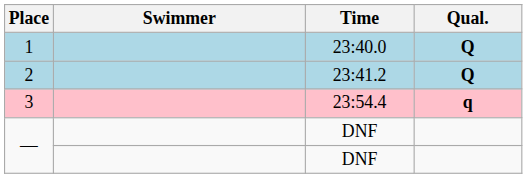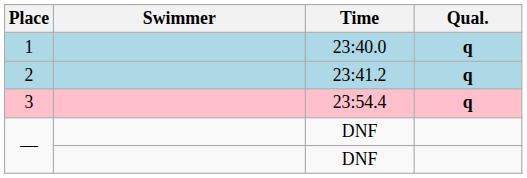(468, 46) Q -> (468, 46) q
(468, 74) Q -> (468, 74) q
